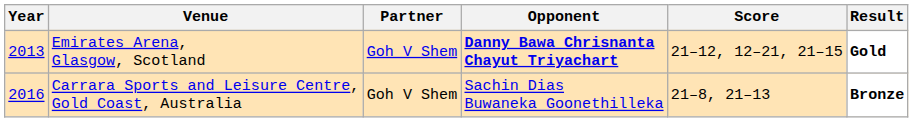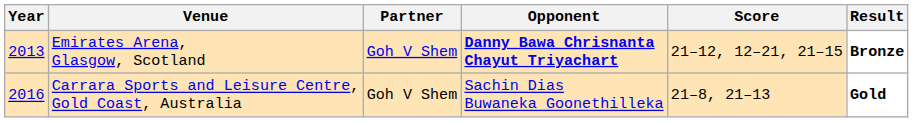(868, 51) Gold -> (877, 51) Bronze
(877, 95) Bronze -> (868, 95) Gold
